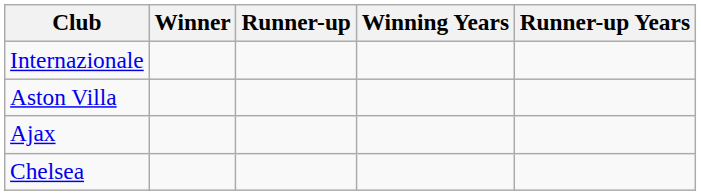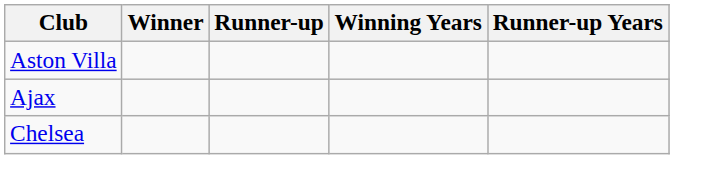- row: (77, 60)
